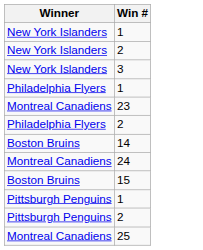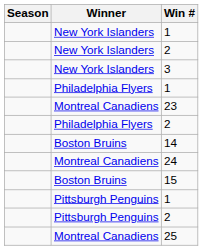+ column: (28, 13)
